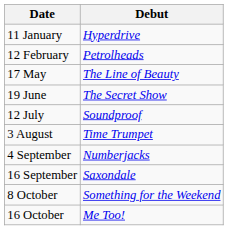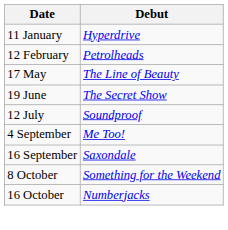- row: (30, 134)
(116, 154) Numberjacks -> (104, 134) Me Too!
(104, 214) Me Too! -> (116, 194) Numberjacks
